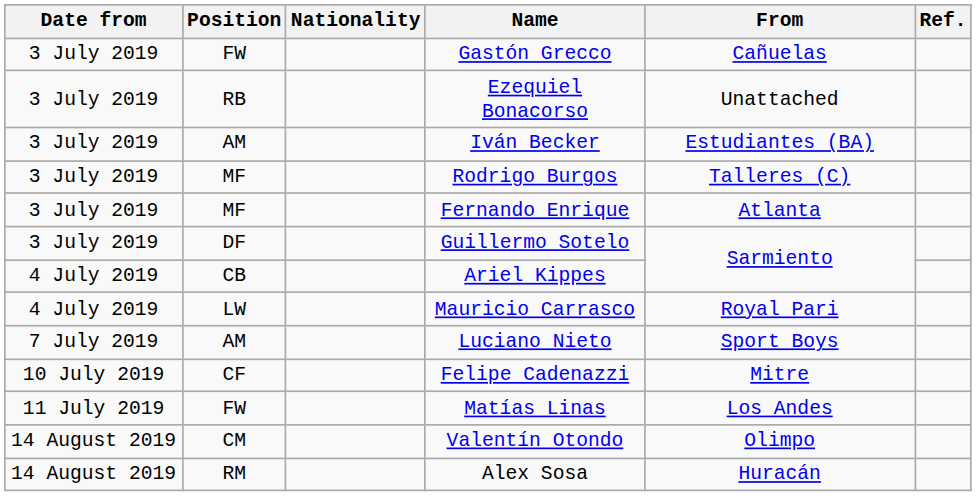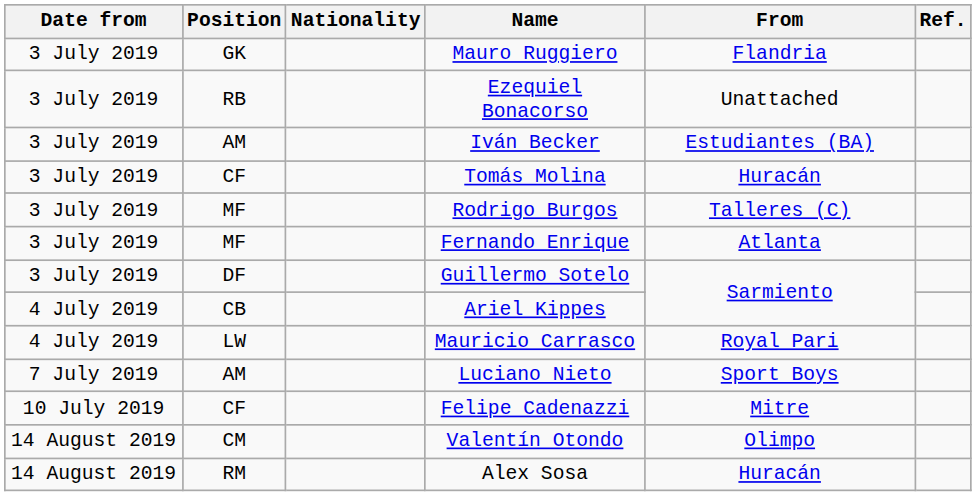- row: (535, 54)
+ row: (535, 54)
+ row: (535, 177)
- row: (535, 408)
